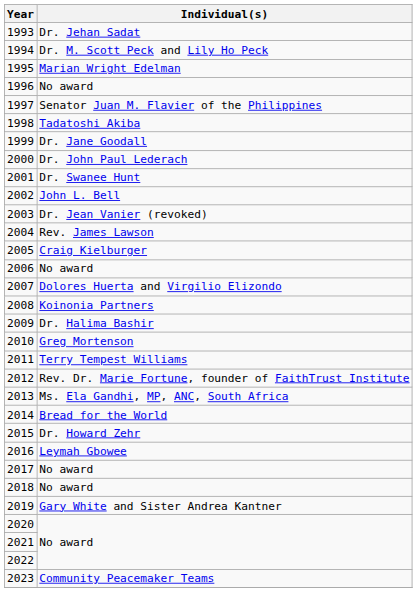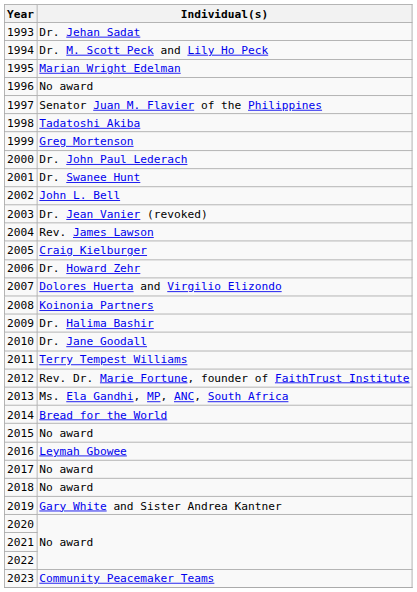(93, 141) Dr. Jane Goodall -> (86, 141) Greg Mortenson
(66, 269) No award -> (90, 269) Dr. Howard Zehr
(86, 342) Greg Mortenson -> (93, 342) Dr. Jane Goodall
(90, 433) Dr. Howard Zehr -> (66, 433) No award
